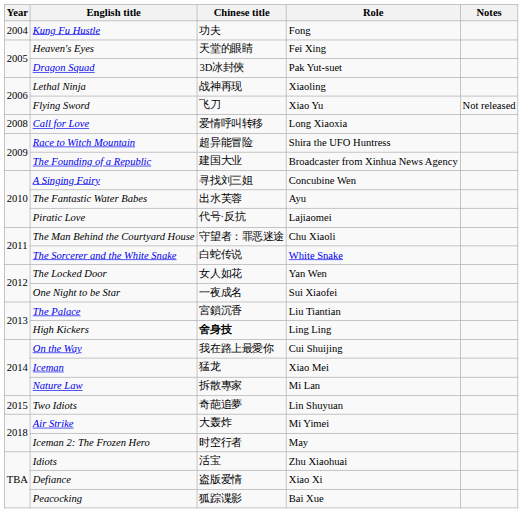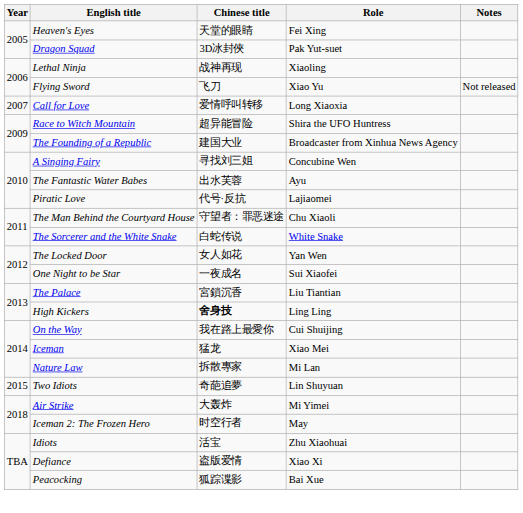- row: (66, 30)
(17, 124) 2008 -> (17, 105) 2007
